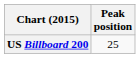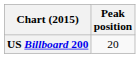(113, 44) 25 -> (113, 44) 20
